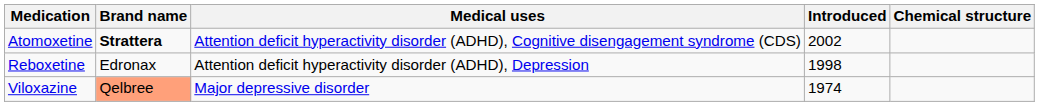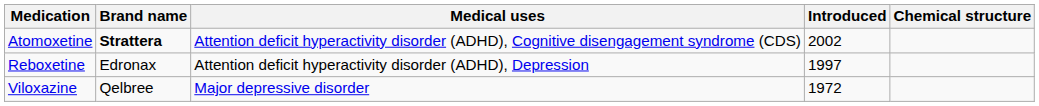(825, 64) 1998 -> (825, 64) 1997
(127, 88) lightsalmon background -> (127, 88) no background
(825, 88) 1974 -> (825, 88) 1972
